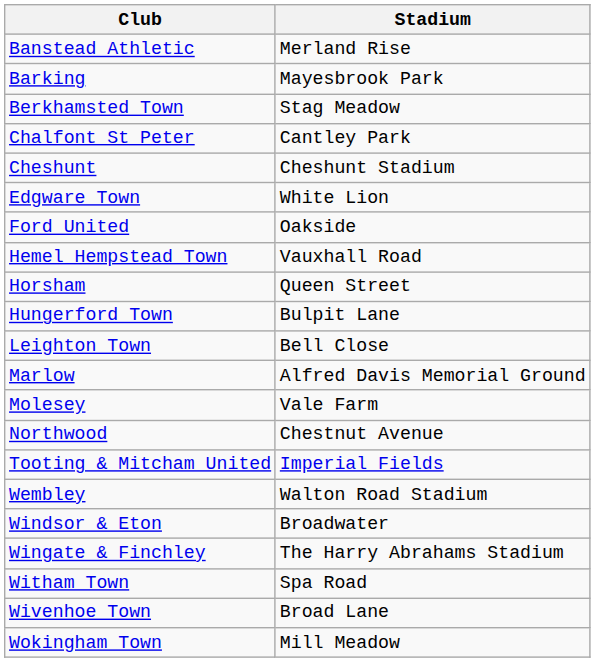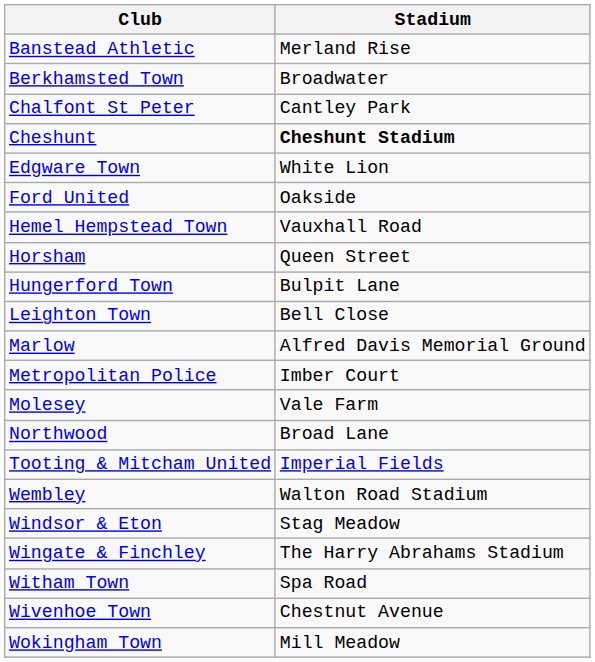- row: (47, 79)
(340, 109) Stag Meadow -> (334, 79) Broadwater
(367, 168) normal -> (367, 138) bold
+ row: (113, 375)
(362, 435) Chestnut Avenue -> (334, 435) Broad Lane
(334, 524) Broadwater -> (340, 524) Stag Meadow
(334, 613) Broad Lane -> (362, 613) Chestnut Avenue
